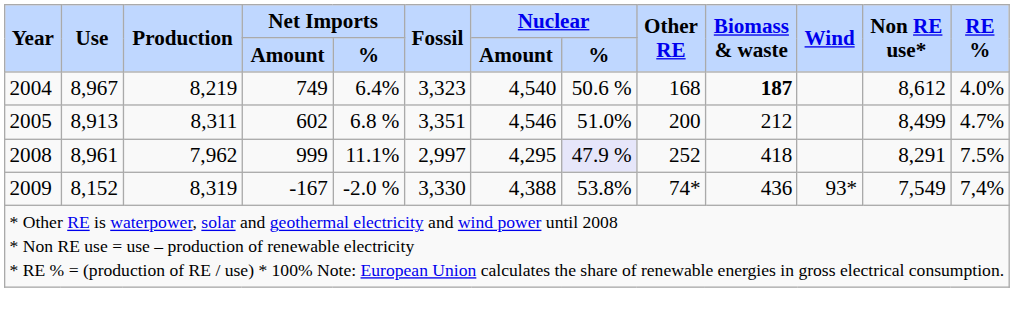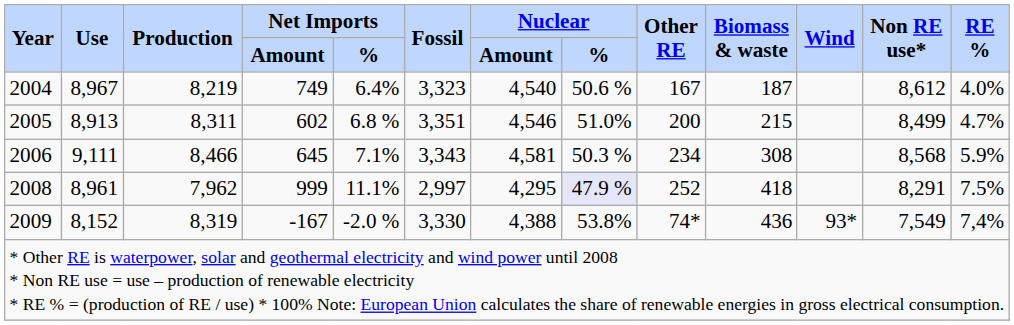(685, 88) 168 -> (685, 88) 167
(777, 88) bold -> (777, 88) normal
(777, 121) 212 -> (777, 121) 215
+ row: (31, 155)
